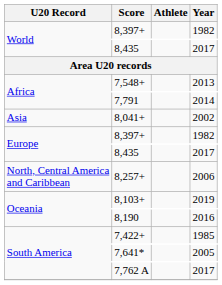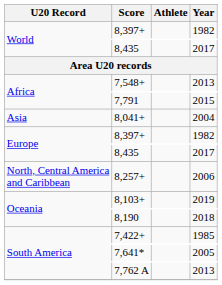(203, 100) 2014 -> (203, 100) 2015
(203, 118) 2002 -> (203, 118) 2004
(203, 217) 2016 -> (203, 217) 2018
(203, 271) 2017 -> (203, 271) 2013
